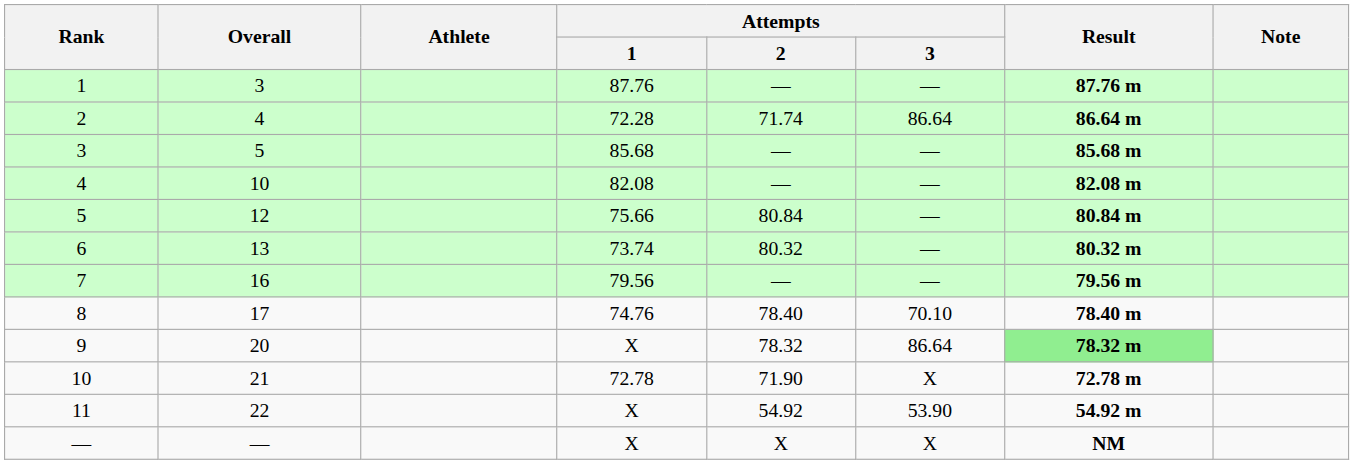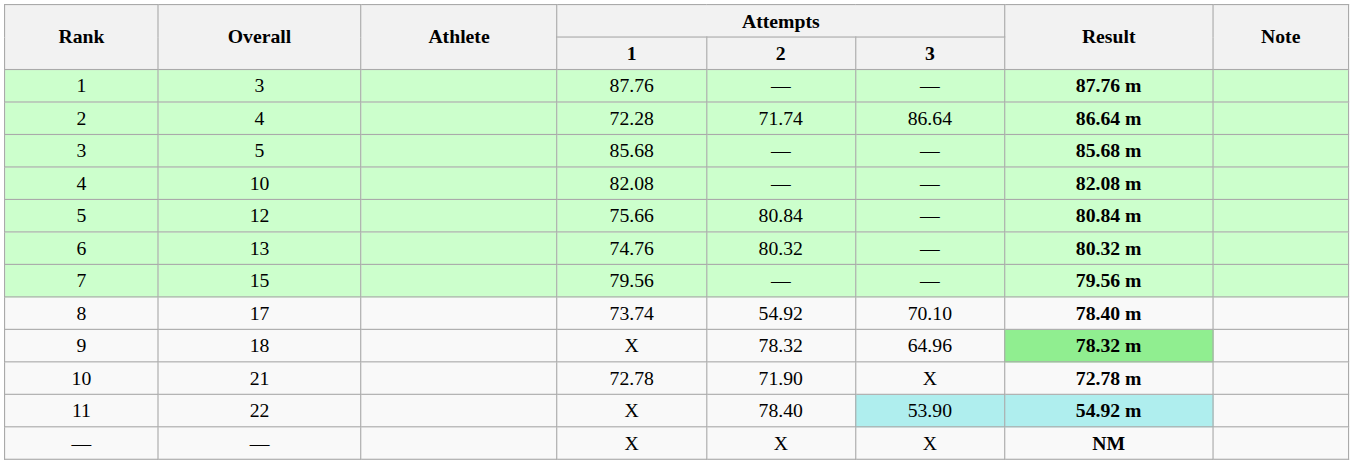(632, 247) 73.74 -> (632, 247) 74.76
(260, 280) 16 -> (260, 280) 15
(632, 312) 74.76 -> (632, 312) 73.74
(781, 312) 78.40 -> (781, 312) 54.92
(260, 345) 20 -> (260, 345) 18
(930, 345) 86.64 -> (930, 345) 64.96
(781, 410) 54.92 -> (781, 410) 78.40
(930, 410) no background -> (930, 410) paleturquoise background
(1109, 410) no background -> (1109, 410) paleturquoise background
